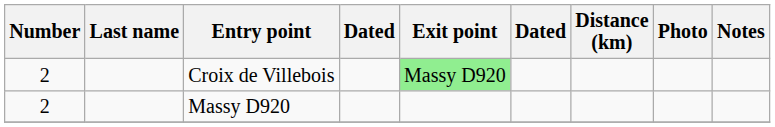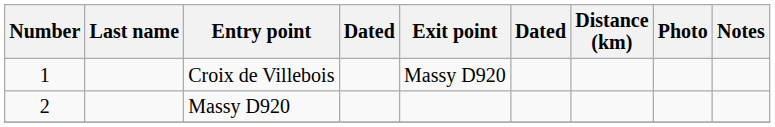(45, 74) 2 -> (45, 74) 1
(455, 74) lightgreen background -> (455, 74) no background
